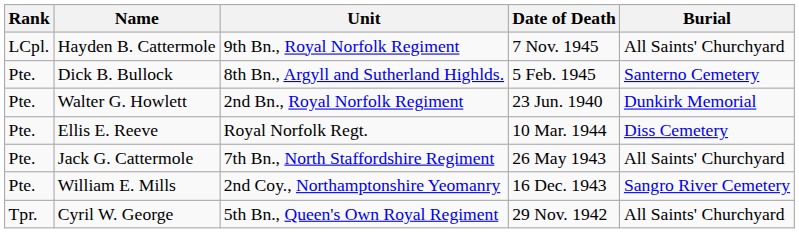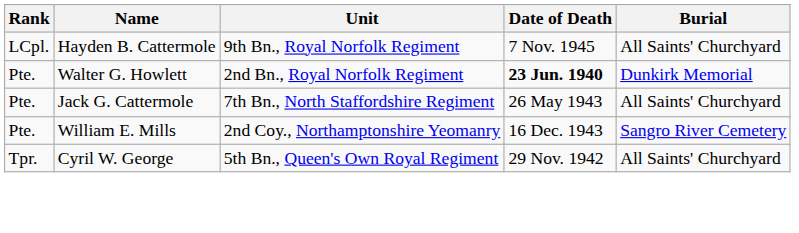- row: (115, 74)
(557, 102) normal -> (556, 74) bold
- row: (108, 130)
